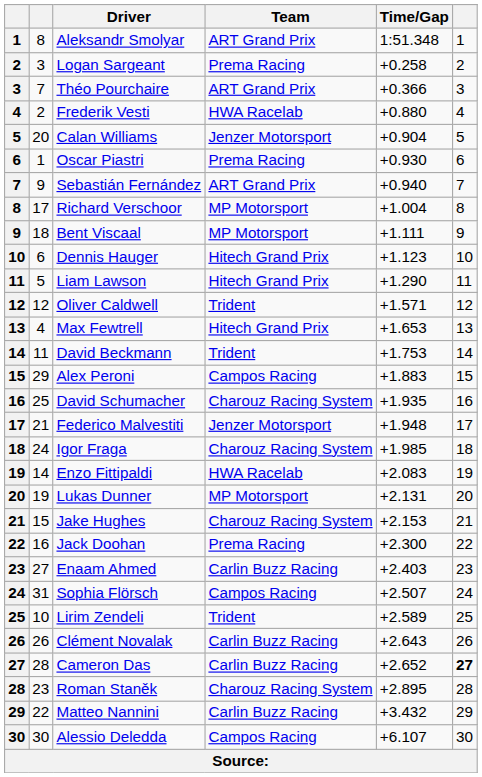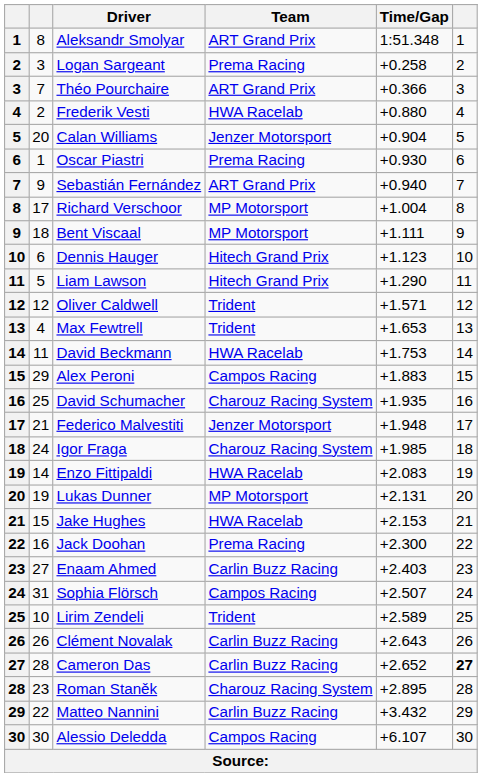(268, 328) Hitech Grand Prix -> (232, 328) Trident
(232, 352) Trident -> (256, 352) HWA Racelab
(291, 520) Charouz Racing System -> (256, 520) HWA Racelab
